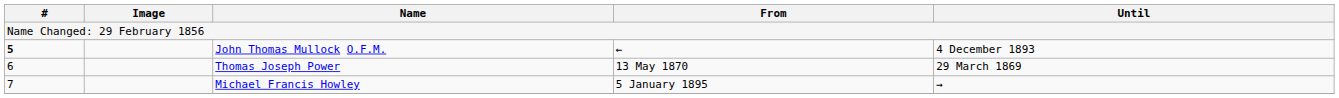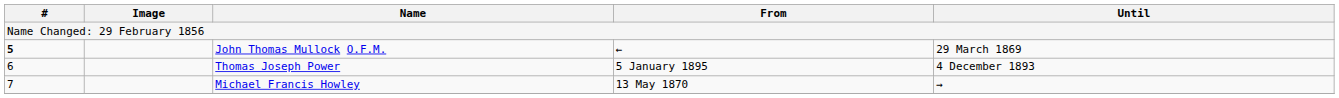(986, 49) 4 December 1893 -> (979, 49) 29 March 1869
(652, 67) 13 May 1870 -> (662, 67) 5 January 1895
(979, 67) 29 March 1869 -> (986, 67) 4 December 1893
(662, 85) 5 January 1895 -> (652, 85) 13 May 1870
